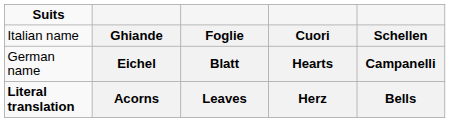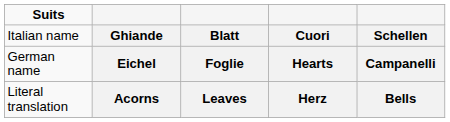(225, 35) Foglie -> (225, 35) Blatt
(225, 63) Blatt -> (225, 63) Foglie
(41, 99) bold -> (38, 99) normal
